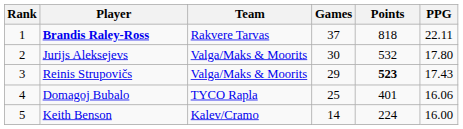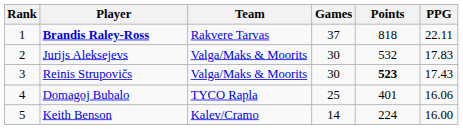(439, 54) 17.80 -> (439, 54) 17.83
(334, 74) 29 -> (334, 74) 30
